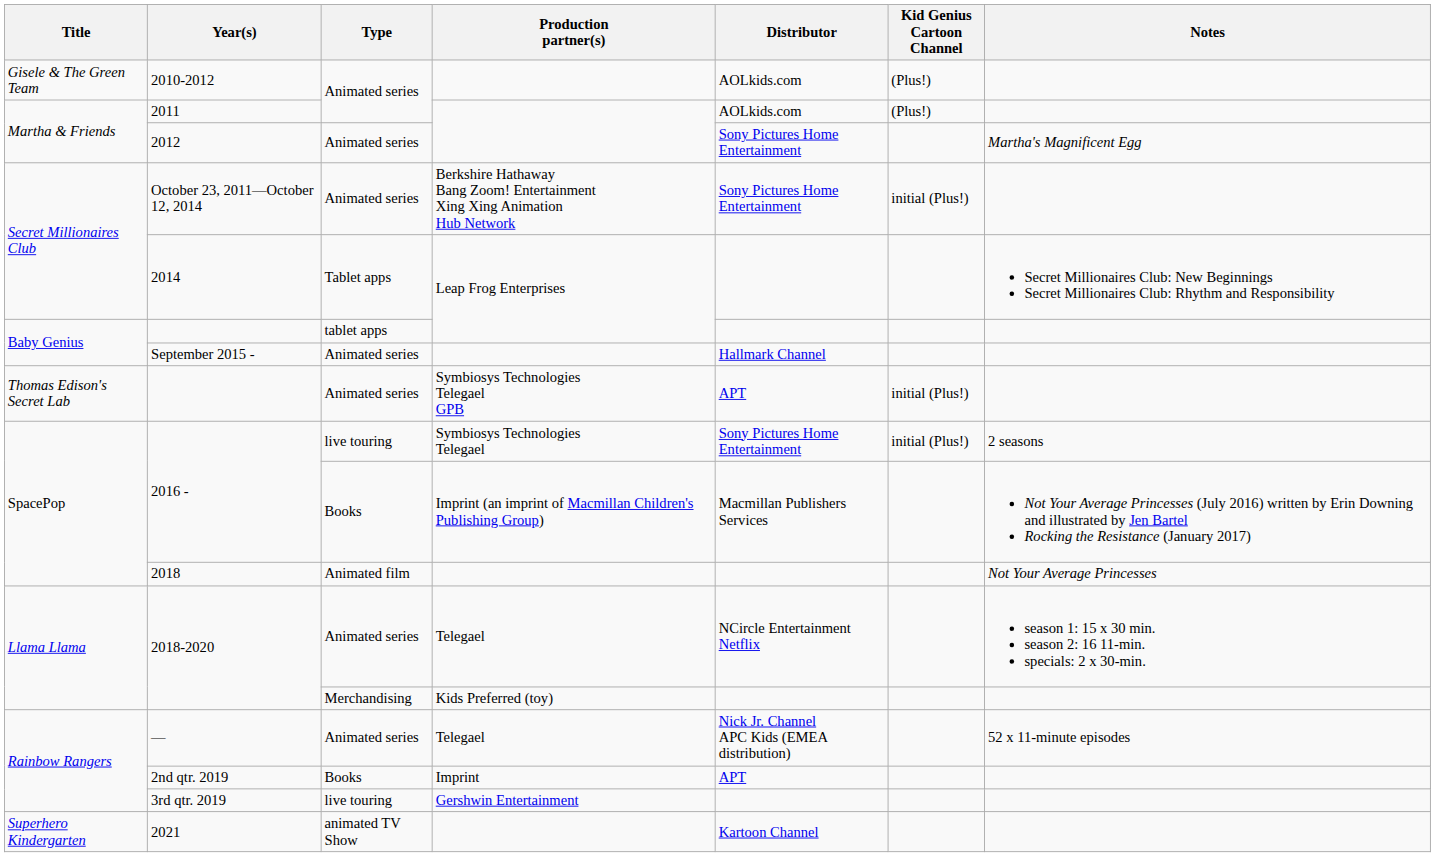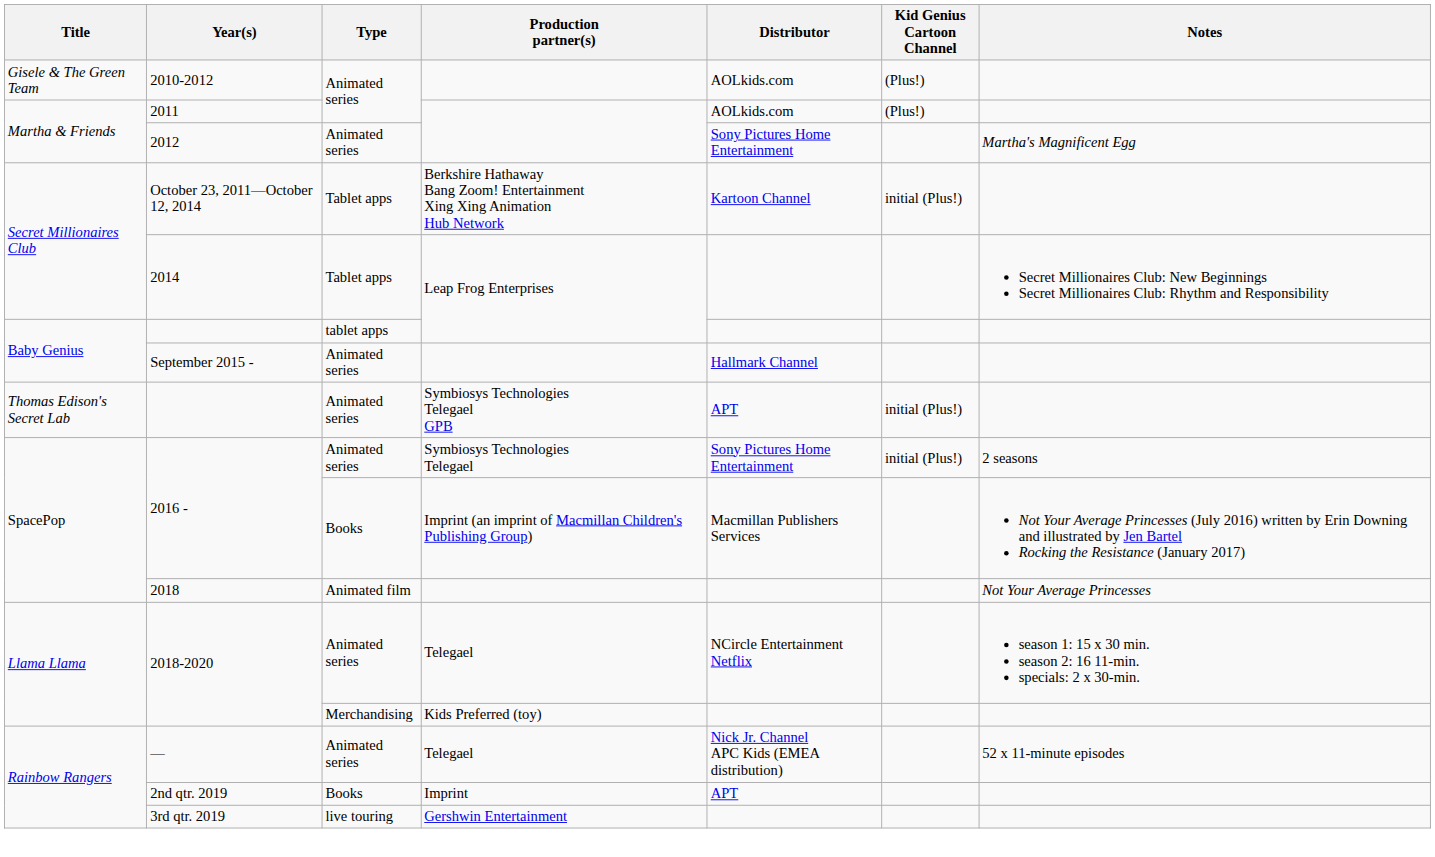(372, 198) Animated series -> (359, 198) Tablet apps
(779, 198) Sony Pictures Home Entertainment -> (761, 198) Kartoon Channel
(358, 441) live touring -> (354, 457) Animated series
- row: (166, 831)
